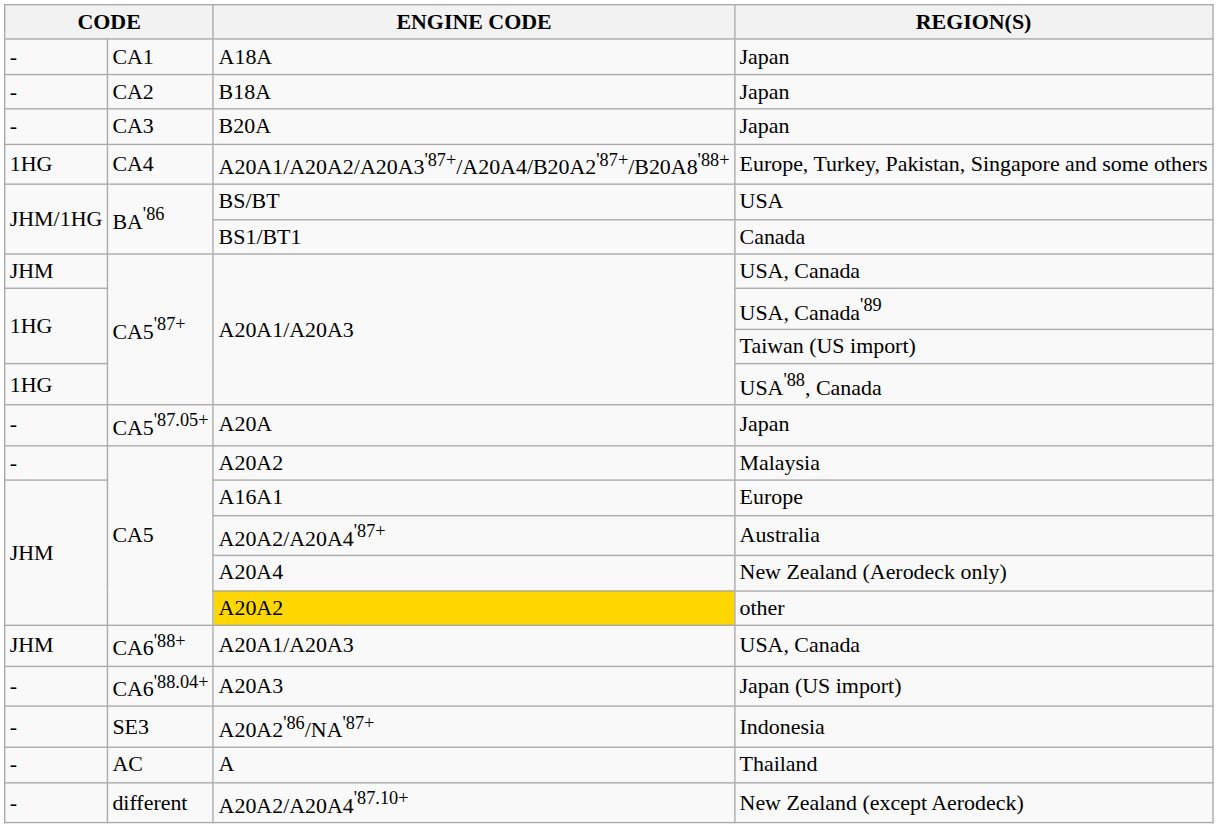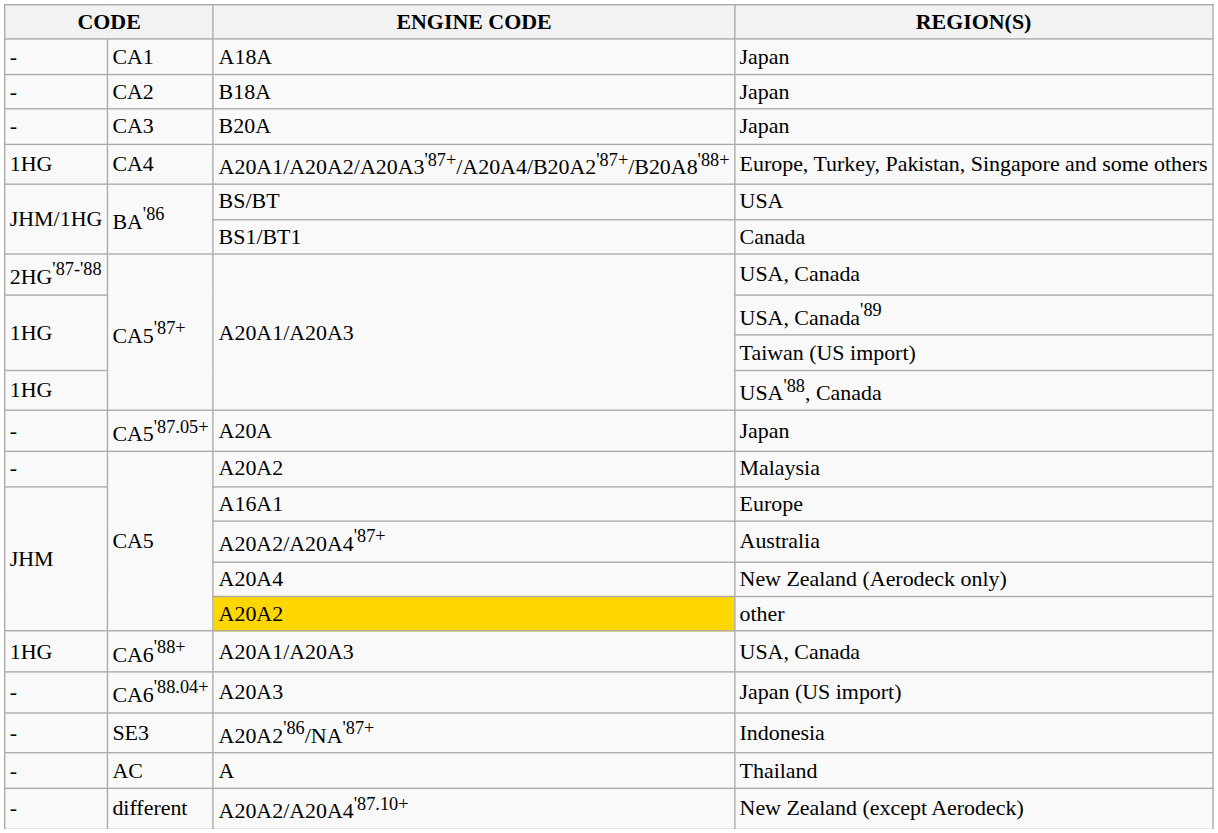(32, 271) JHM -> (56, 274) 2HG'87-'88
(32, 645) JHM -> (31, 651) 1HG
